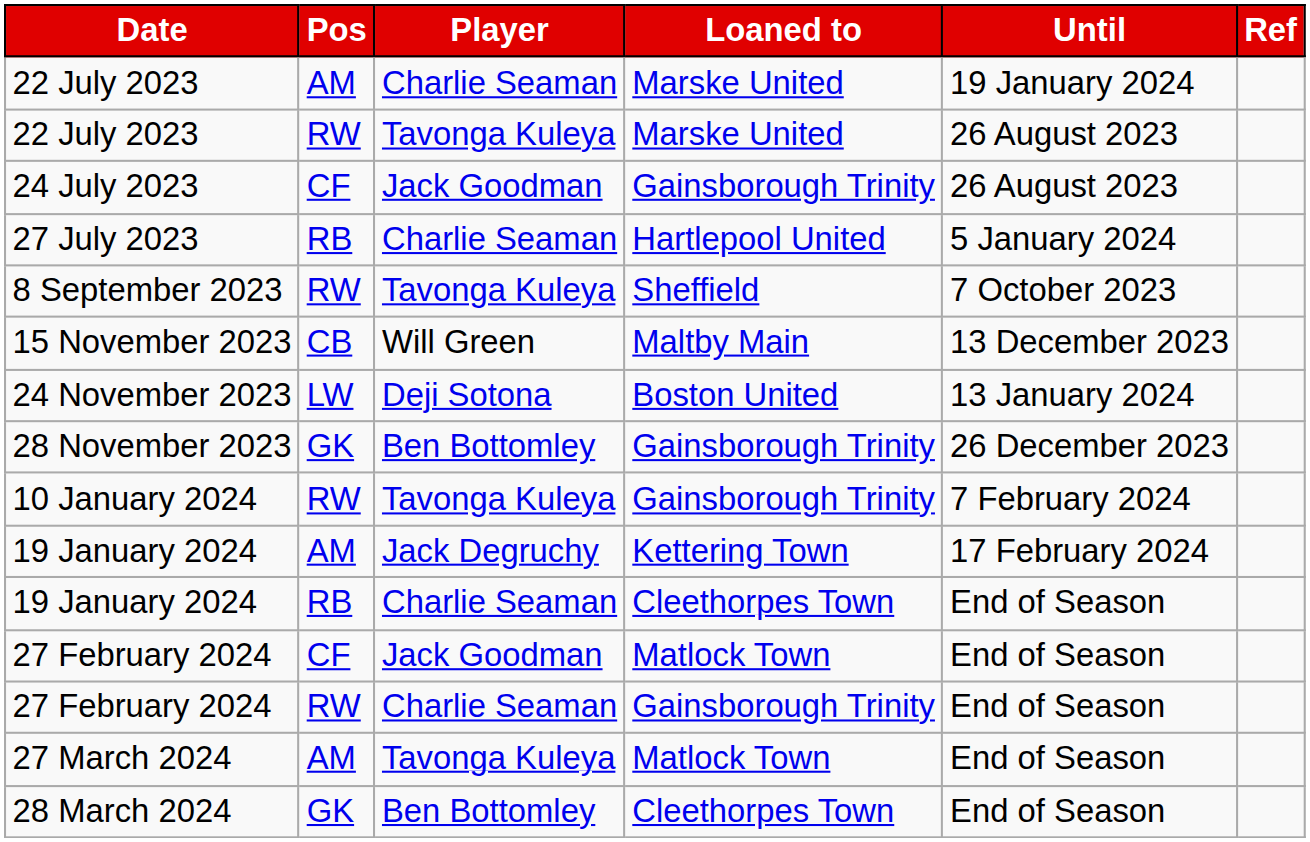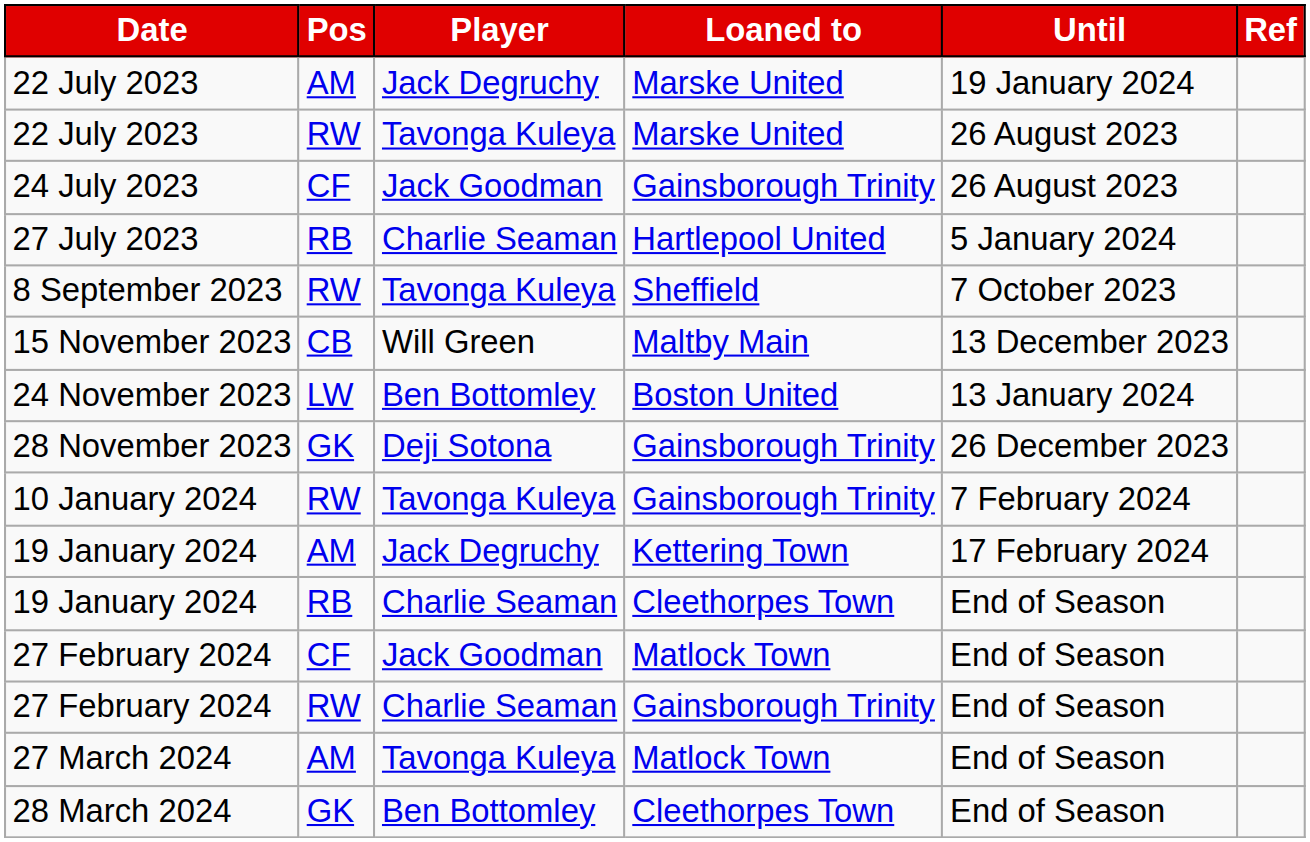(500, 82) Charlie Seaman -> (490, 82) Jack Degruchy
(467, 394) Deji Sotona -> (489, 394) Ben Bottomley
(489, 446) Ben Bottomley -> (467, 446) Deji Sotona
